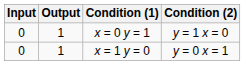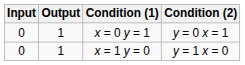(201, 32) y = 1 x = 0 -> (201, 32) y = 0 x = 1
(201, 51) y = 0 x = 1 -> (201, 51) y = 1 x = 0
